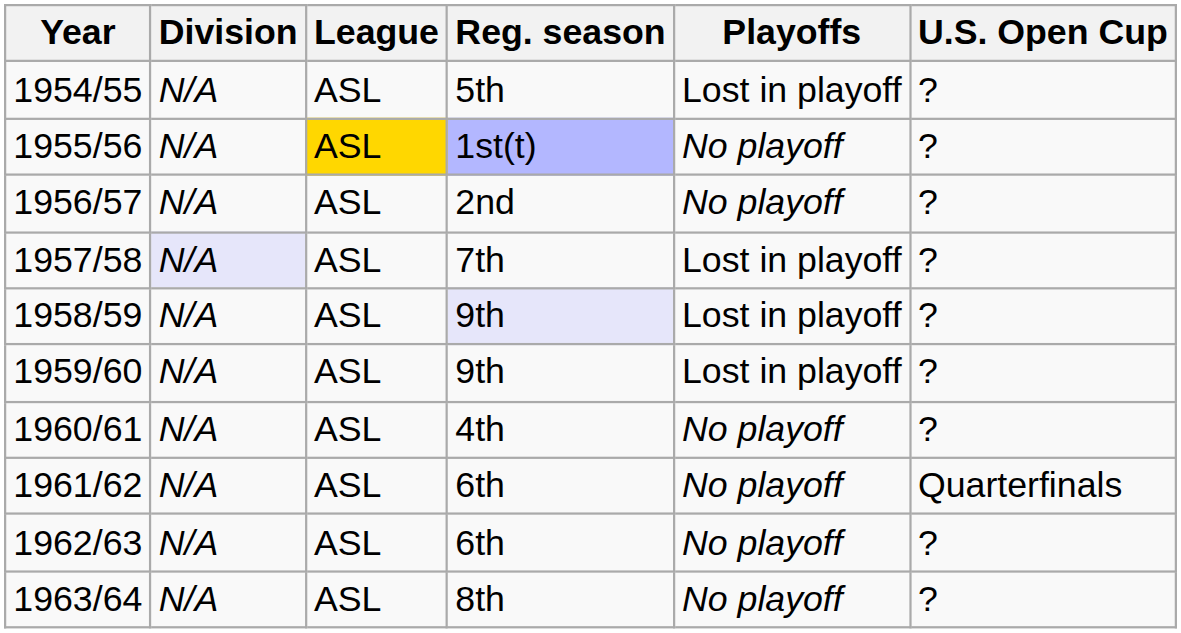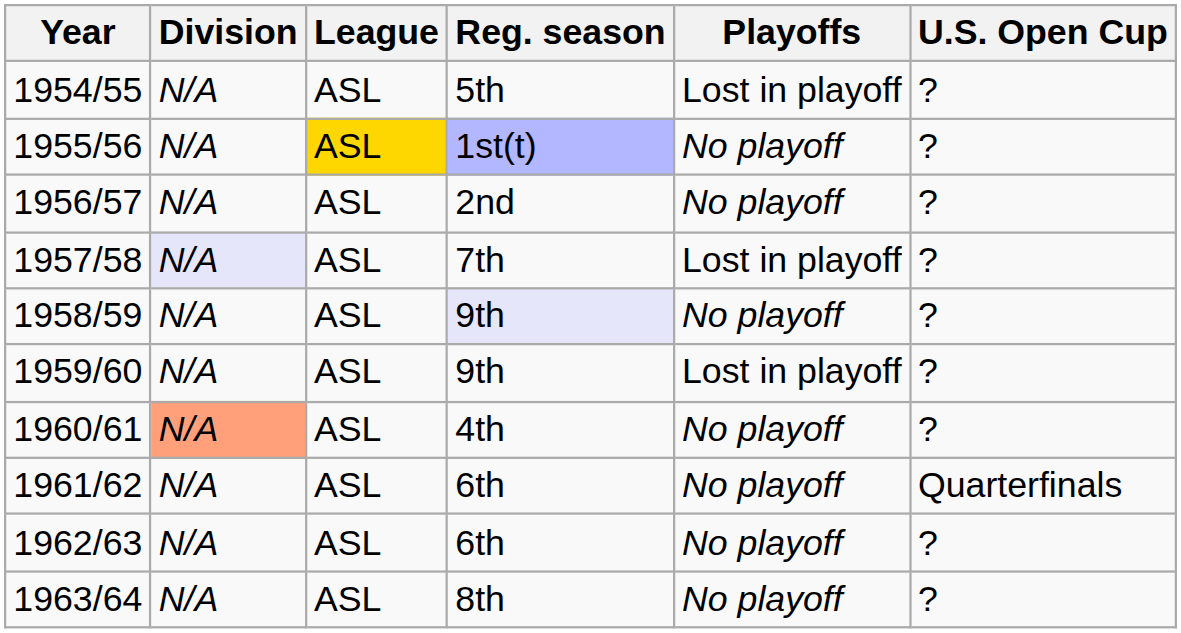(792, 315) Lost in playoff -> (762, 315) No playoff
(189, 428) no background -> (189, 428) lightsalmon background
